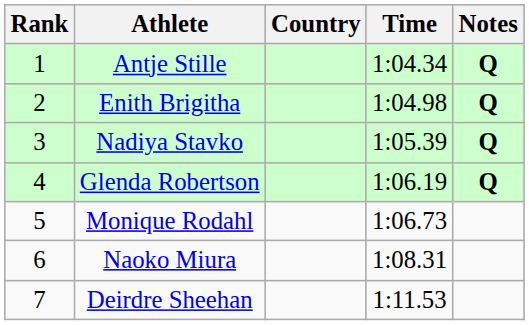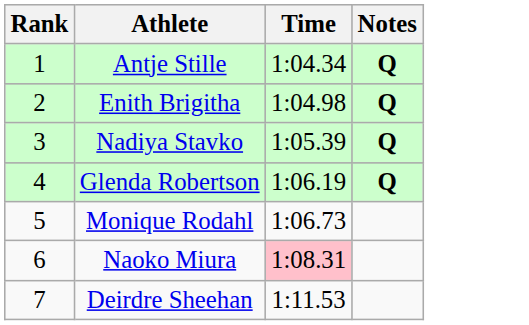- column: (316, 24)
(410, 260) no background -> (309, 260) pink background
